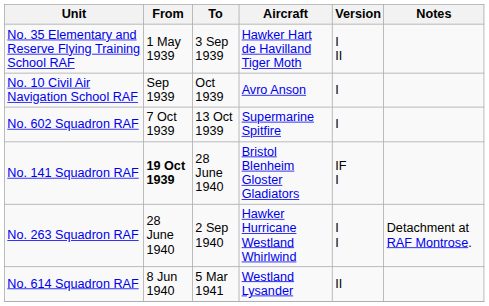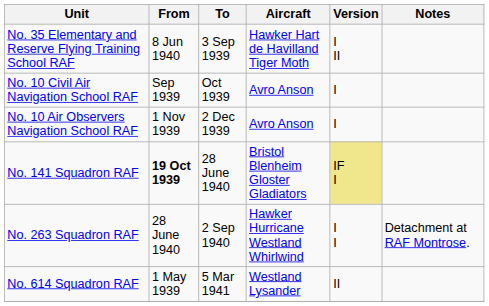(164, 48) 1 May 1939 -> (167, 48) 8 Jun 1940
+ row: (73, 124)
- row: (73, 124)
(341, 172) no background -> (339, 172) khaki background
(162, 284) 8 Jun 1940 -> (169, 284) 1 May 1939
